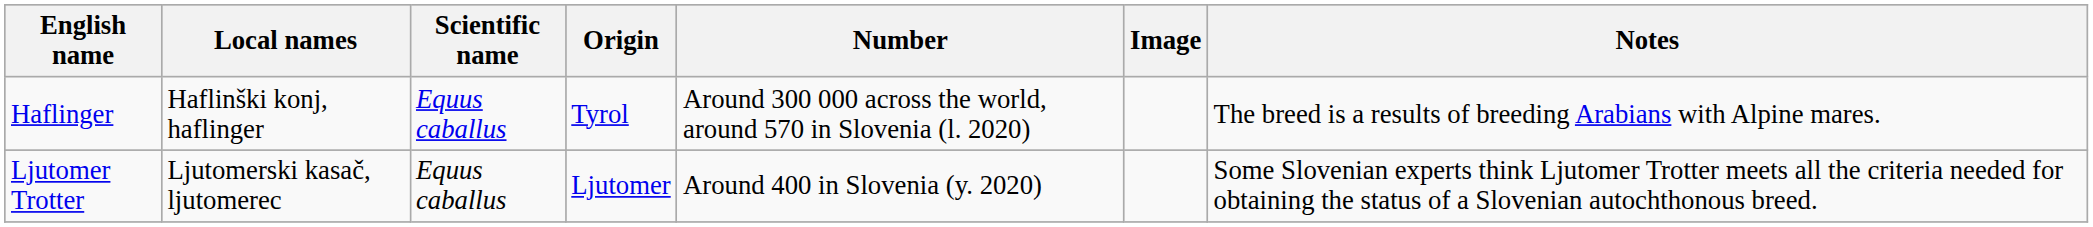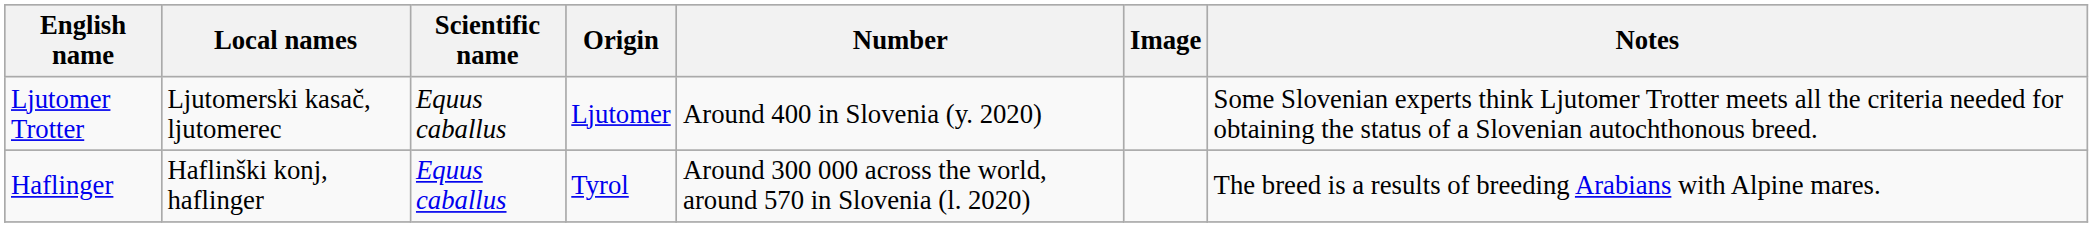rows swapped: (62, 113) <-> (61, 185)
